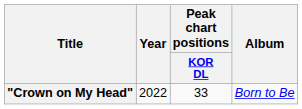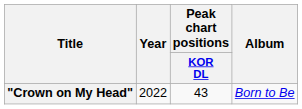(201, 93) 33 -> (201, 93) 43
